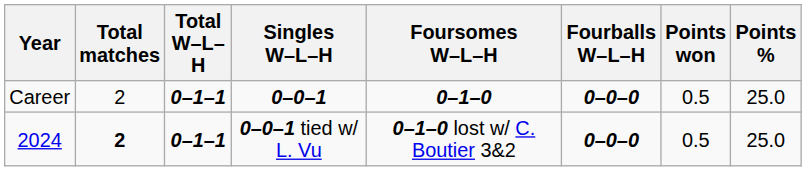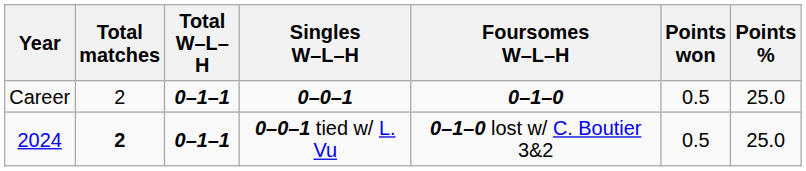- column: (611, 43)
